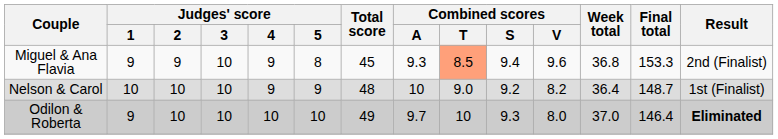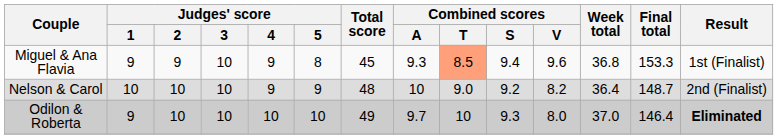(727, 62) 2nd (Finalist) -> (727, 62) 1st (Finalist)
(727, 89) 1st (Finalist) -> (727, 89) 2nd (Finalist)
